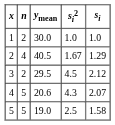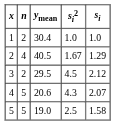(42, 37) 30.0 -> (42, 37) 30.4
